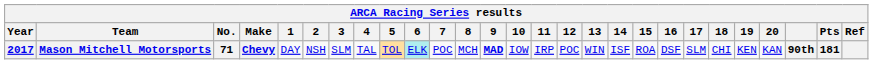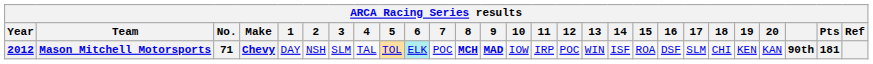(21, 49) 2017 -> (21, 49) 2012
(468, 49) normal -> (468, 49) bold
